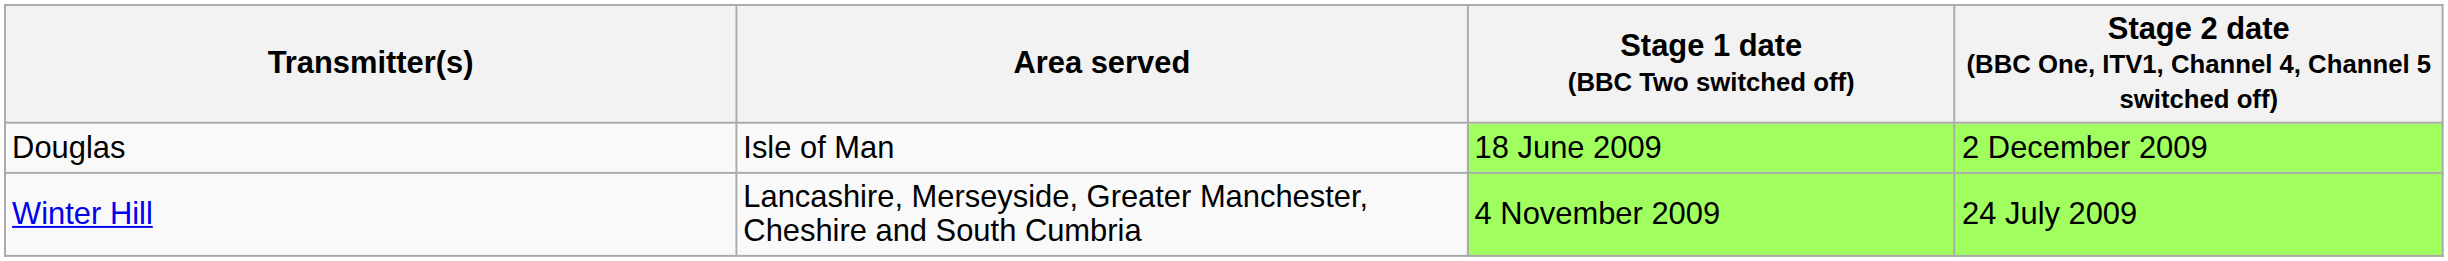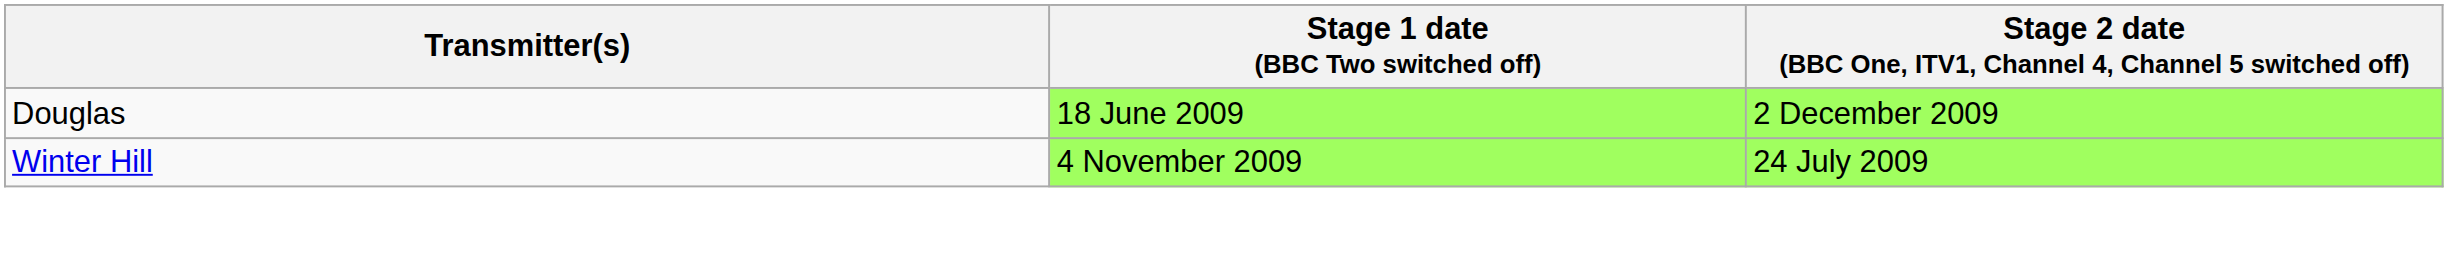- column: (1102, 63)
